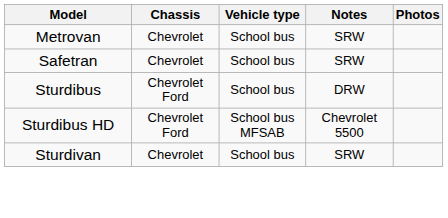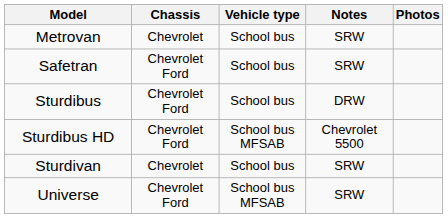(175, 60) Chevrolet -> (175, 66) Chevrolet Ford
+ row: (68, 195)
